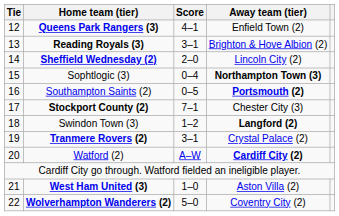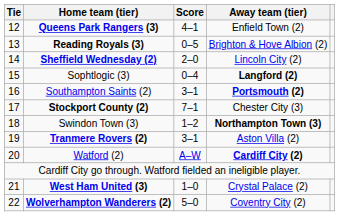(190, 44) 3–1 -> (190, 44) 0–5
(268, 75) Northampton Town (3) -> (268, 75) Langford (2)
(190, 91) 0–5 -> (190, 91) 3–1
(268, 123) Langford (2) -> (268, 123) Northampton Town (3)
(268, 139) Crystal Palace (2) -> (268, 139) Aston Villa (2)
(268, 186) Aston Villa (2) -> (268, 186) Crystal Palace (2)
